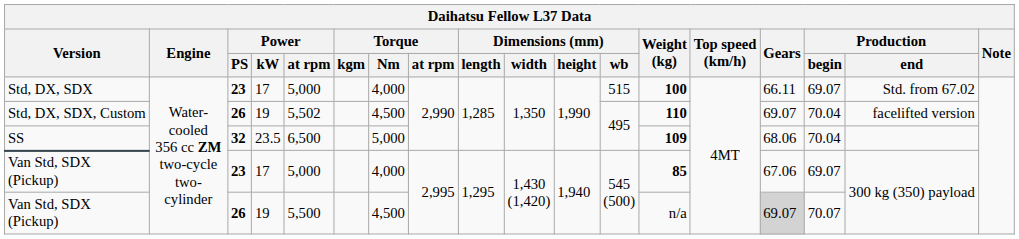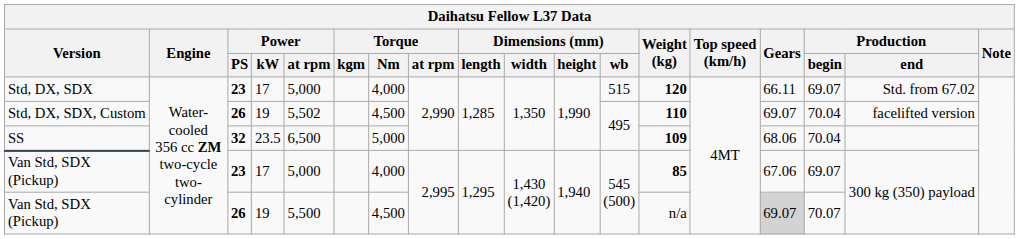(676, 89) 100 -> (676, 89) 120
